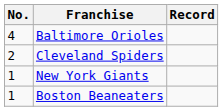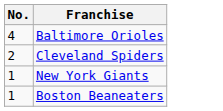- column: (192, 15)
